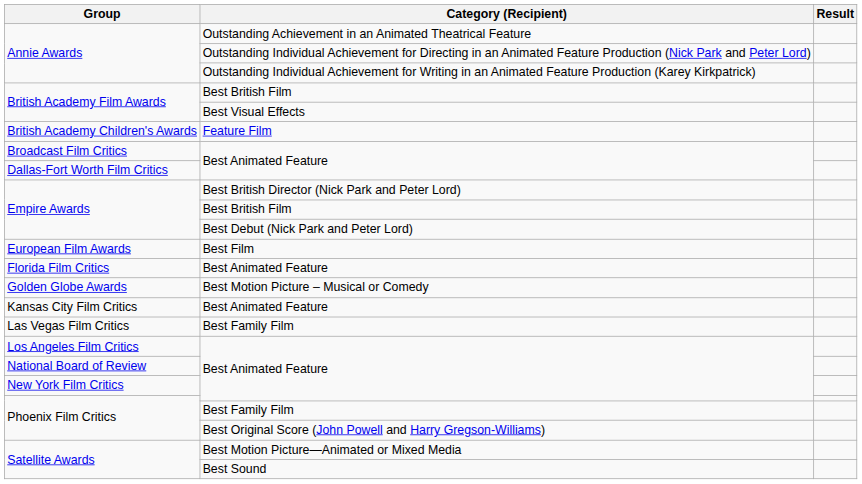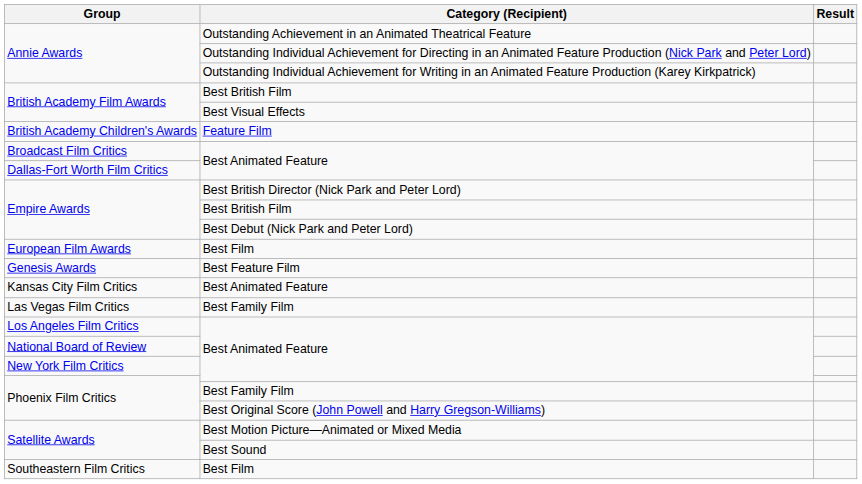- row: (58, 268)
+ row: (52, 268)
- row: (67, 287)
+ row: (76, 469)
